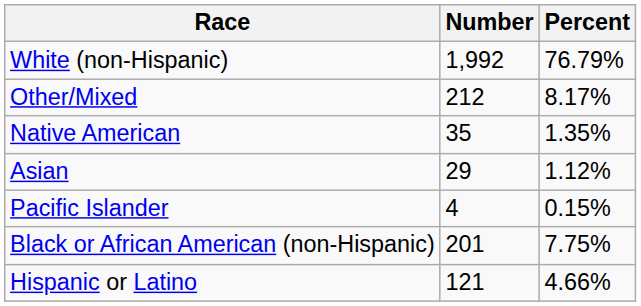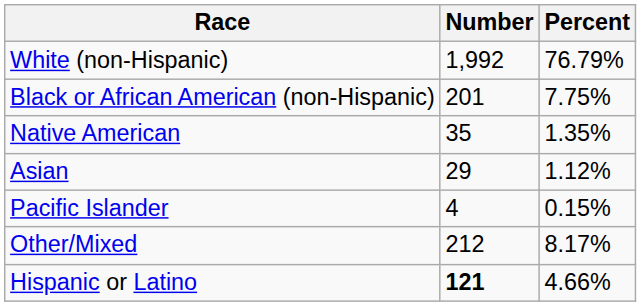rows swapped: (222, 245) <-> (74, 97)
(465, 282) normal -> (465, 282) bold
